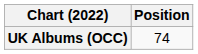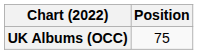(162, 37) 74 -> (162, 37) 75
